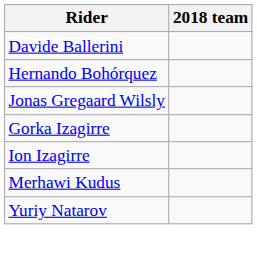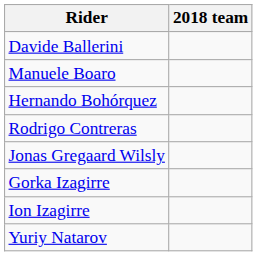+ row: (62, 73)
+ row: (73, 127)
- row: (64, 182)
